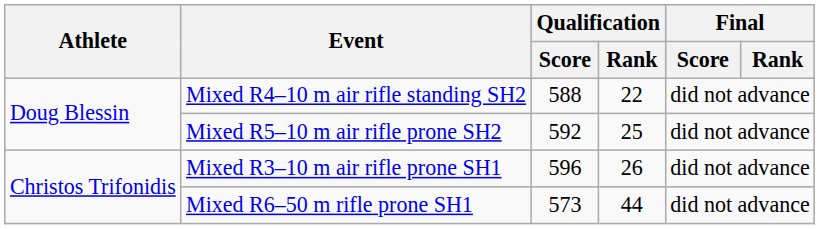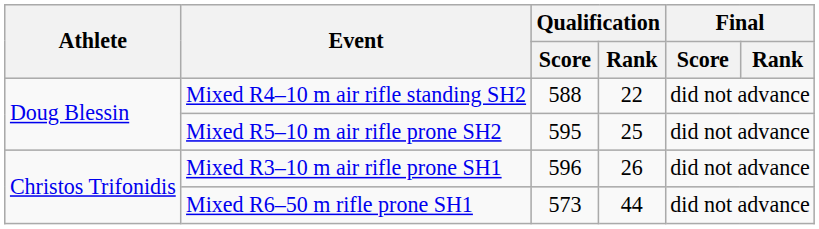(565, 132) 592 -> (565, 132) 595
